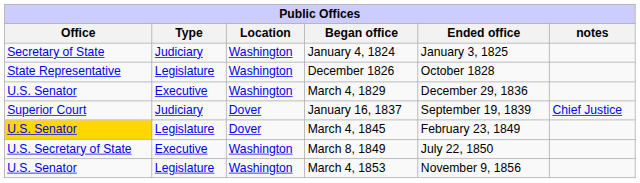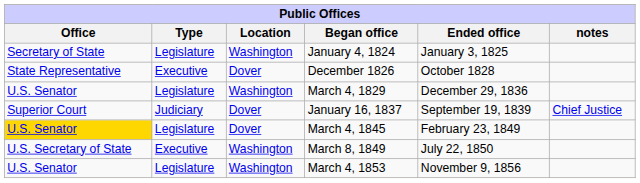(179, 52) Judiciary -> (185, 52) Legislature
(185, 71) Legislature -> (181, 71) Executive
(261, 71) Washington -> (245, 71) Dover
(181, 91) Executive -> (185, 91) Legislature
